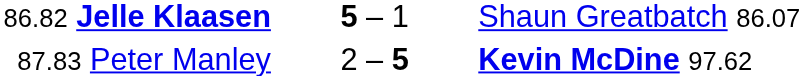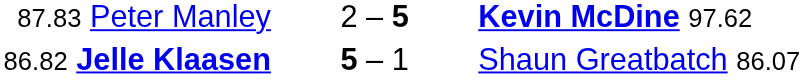rows swapped: (137, 17) <-> (144, 59)
